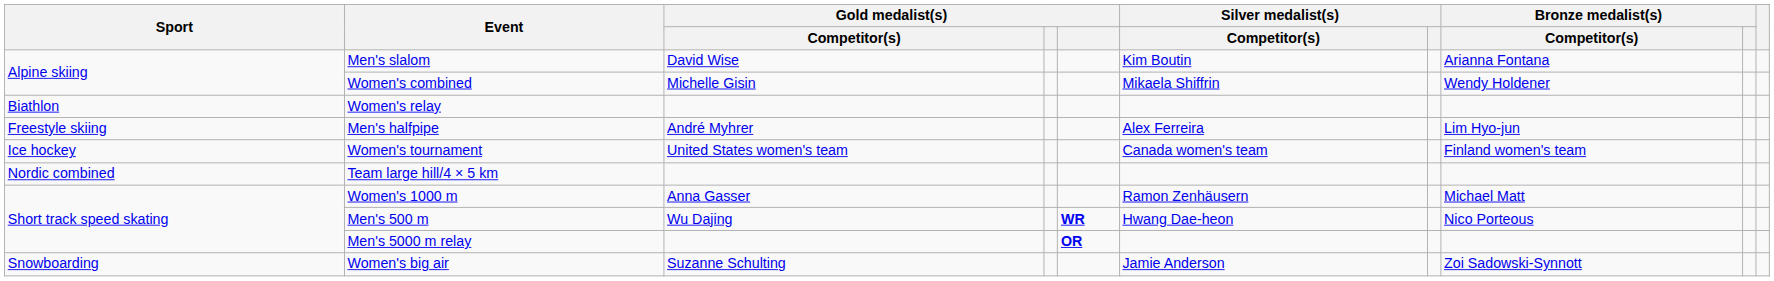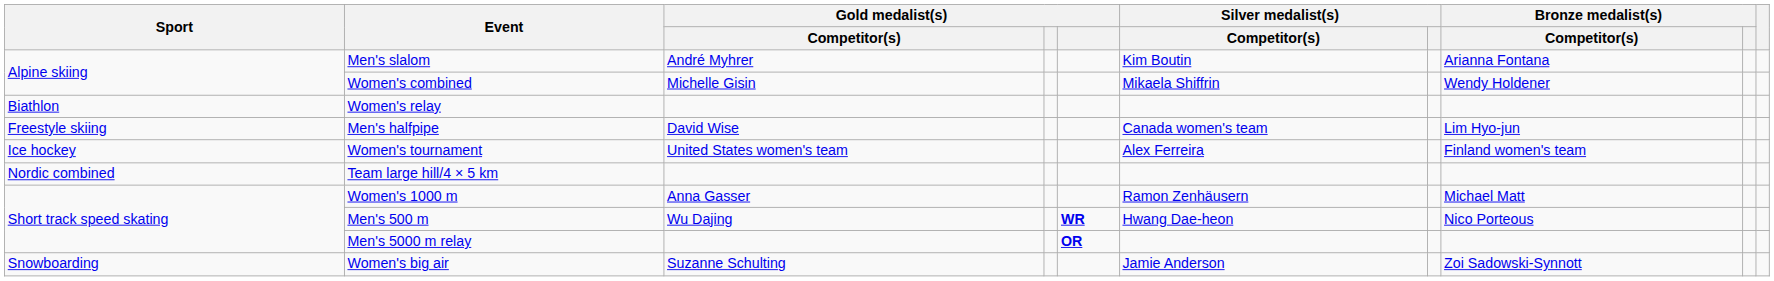(703, 60) David Wise -> (710, 60) André Myhrer
(710, 128) André Myhrer -> (703, 128) David Wise
(1163, 128) Alex Ferreira -> (1195, 128) Canada women's team
(1195, 151) Canada women's team -> (1163, 151) Alex Ferreira
